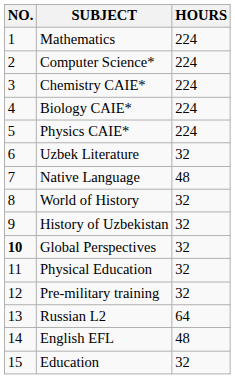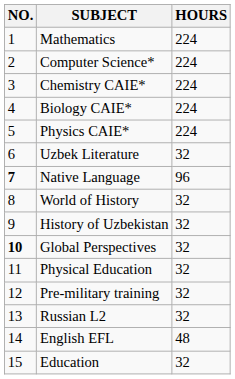(11, 177) normal -> (11, 177) bold
(183, 177) 48 -> (183, 177) 96
(183, 316) 64 -> (183, 316) 32
